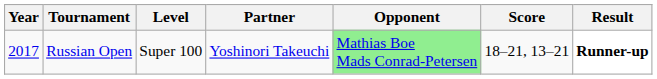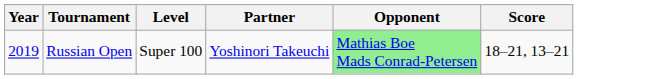- column: (612, 17)
(24, 52) 2017 -> (24, 52) 2019
